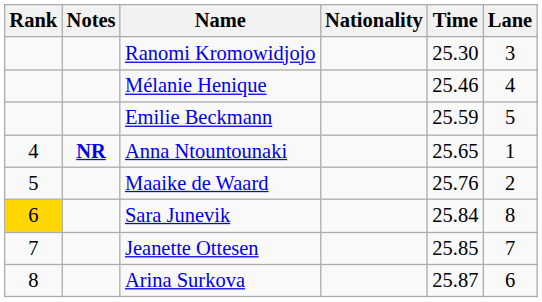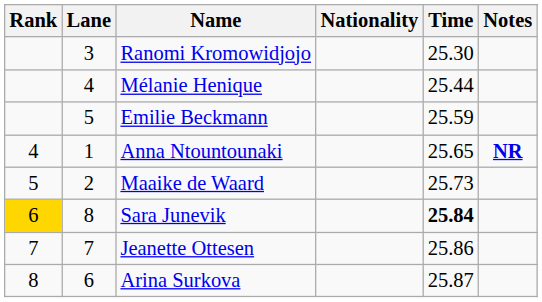columns swapped: (510, 20) <-> (91, 20)
(455, 85) 25.46 -> (451, 85) 25.44
(455, 183) 25.76 -> (451, 183) 25.73
(455, 215) normal -> (451, 215) bold
(455, 248) 25.85 -> (451, 248) 25.86
